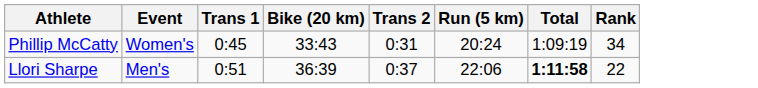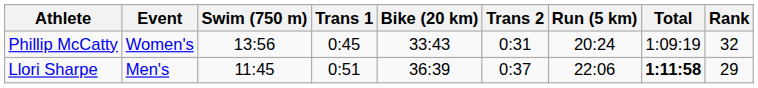+ column: (254, 18)
(616, 44) 34 -> (729, 44) 32
(616, 70) 22 -> (729, 70) 29
